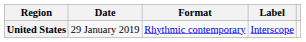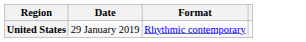- column: (272, 12)
